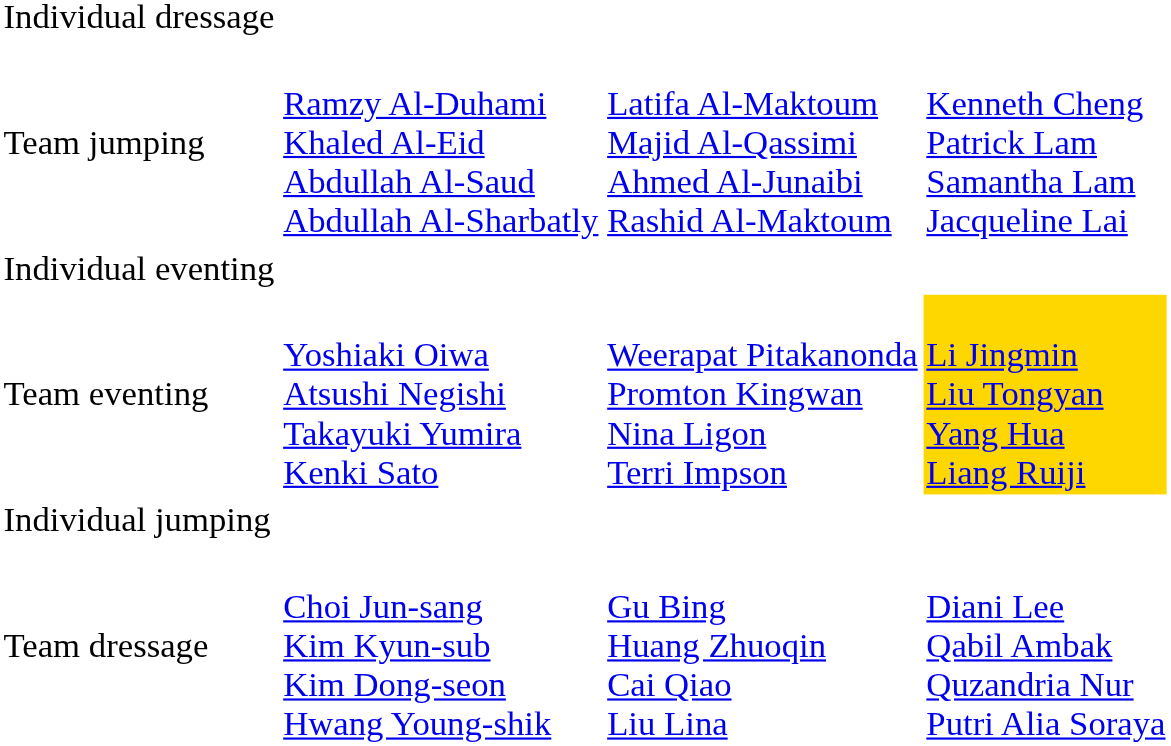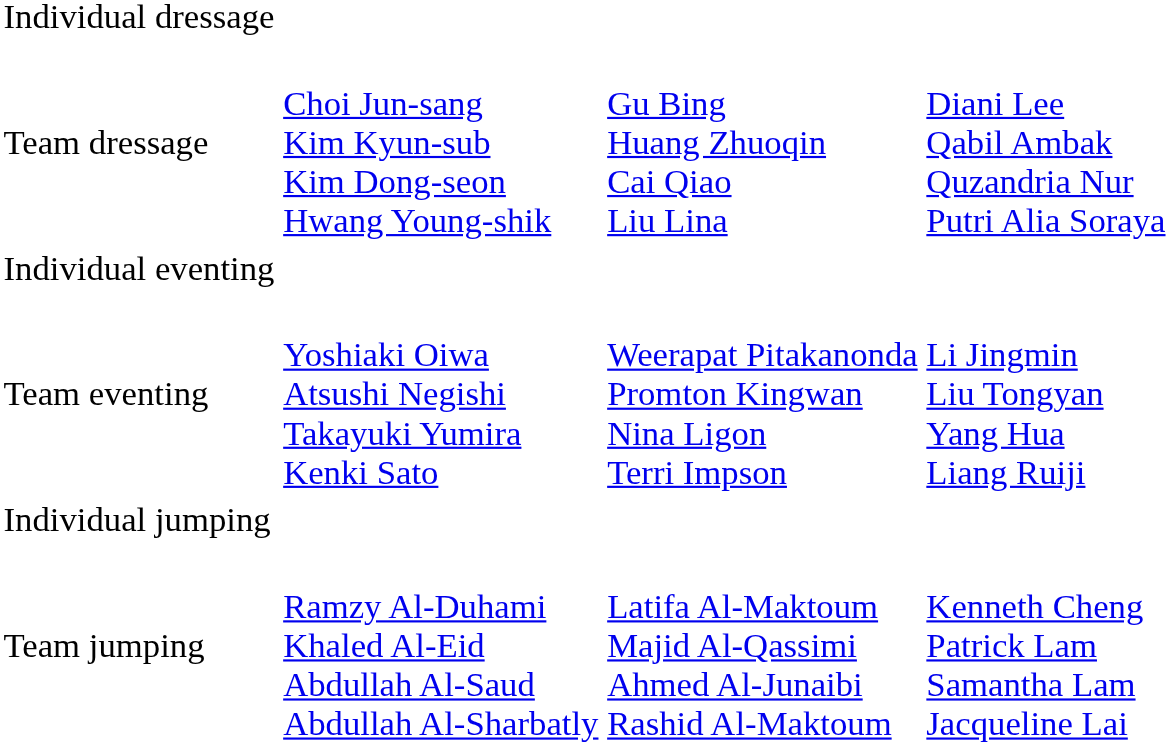rows swapped: (106, 645) <-> (104, 142)
(1015, 413) gold background -> (1015, 413) no background
